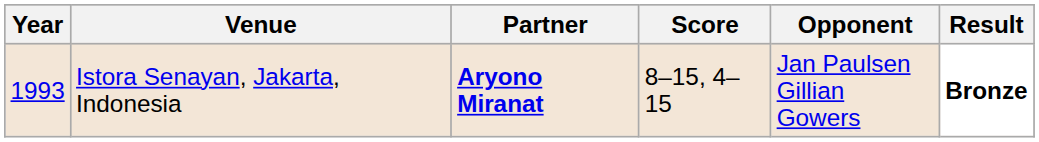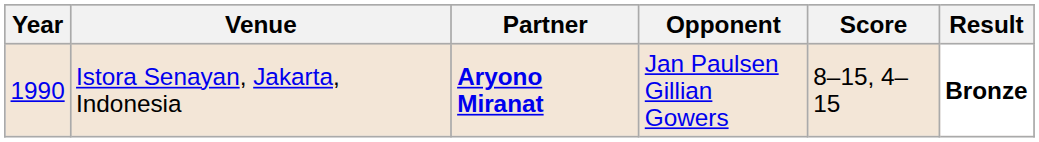columns swapped: (855, 24) <-> (705, 24)
(38, 90) 1993 -> (38, 90) 1990
